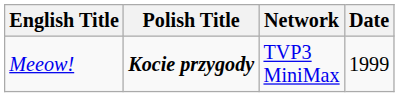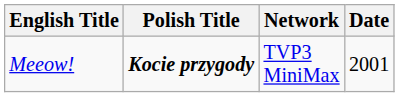(369, 63) 1999 -> (369, 63) 2001
